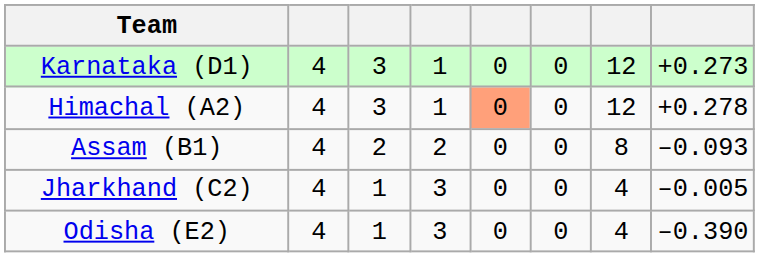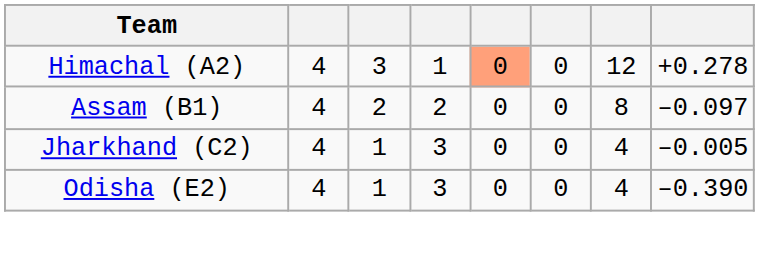- row: (147, 67)
(703, 149) –0.093 -> (703, 108) –0.097
